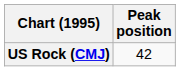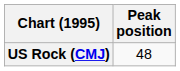(144, 54) 42 -> (144, 54) 48
